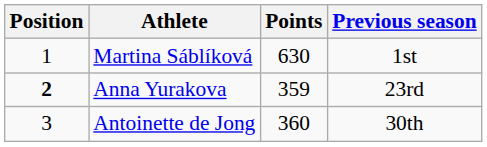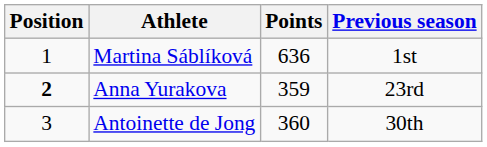(294, 55) 630 -> (294, 55) 636
